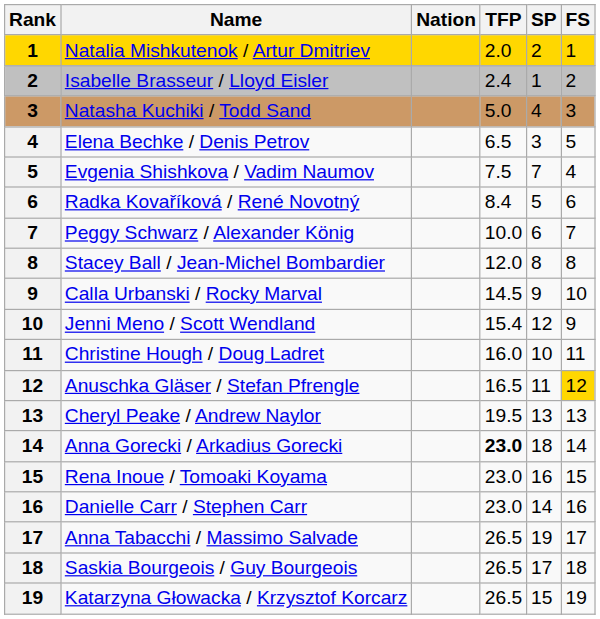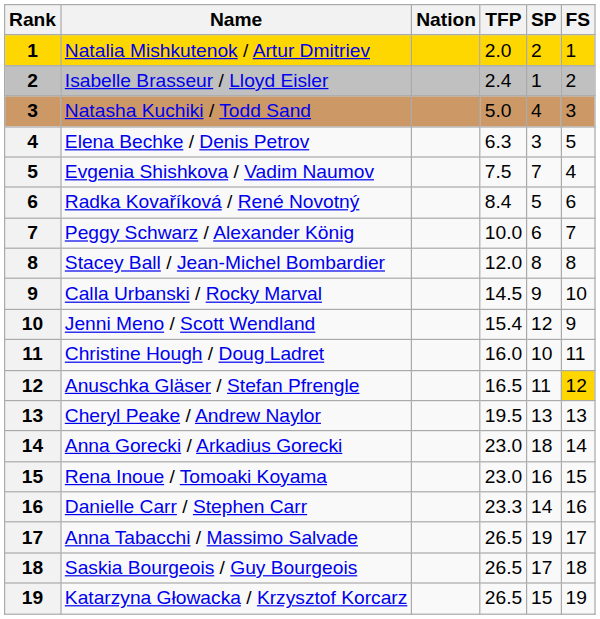(498, 141) 6.5 -> (498, 141) 6.3
(503, 446) bold -> (503, 446) normal
(503, 506) 23.0 -> (503, 506) 23.3
